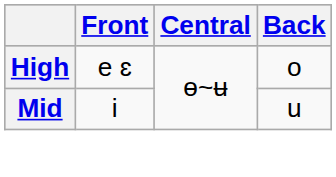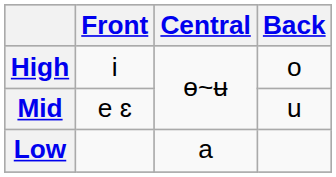(115, 66) e ɛ -> (115, 66) i
(115, 108) i -> (115, 108) e ɛ
+ row: (40, 150)
